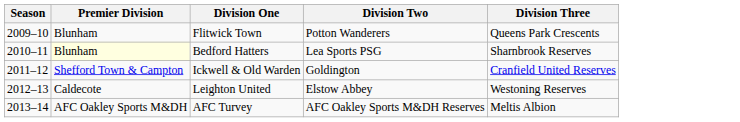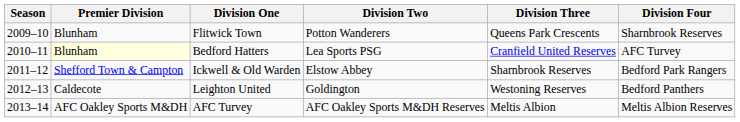+ column: (677, 13)
(541, 51) Sharnbrook Reserves -> (553, 51) Cranfield United Reserves
(333, 70) Goldington -> (339, 70) Elstow Abbey
(553, 70) Cranfield United Reserves -> (541, 70) Sharnbrook Reserves
(339, 88) Elstow Abbey -> (333, 88) Goldington
